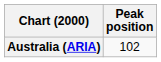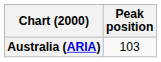(130, 47) 102 -> (130, 47) 103
